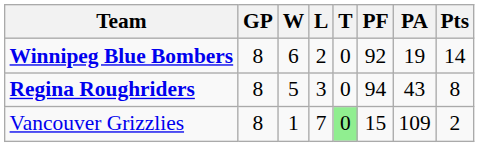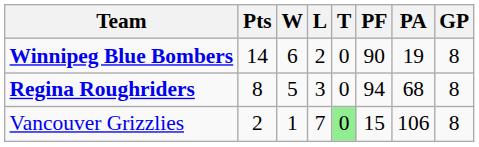columns swapped: (258, 21) <-> (455, 21)
(375, 55) 92 -> (374, 55) 90
(415, 89) 43 -> (413, 89) 68
(415, 123) 109 -> (413, 123) 106
